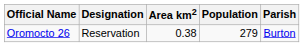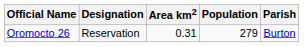(186, 33) 0.38 -> (186, 33) 0.31
